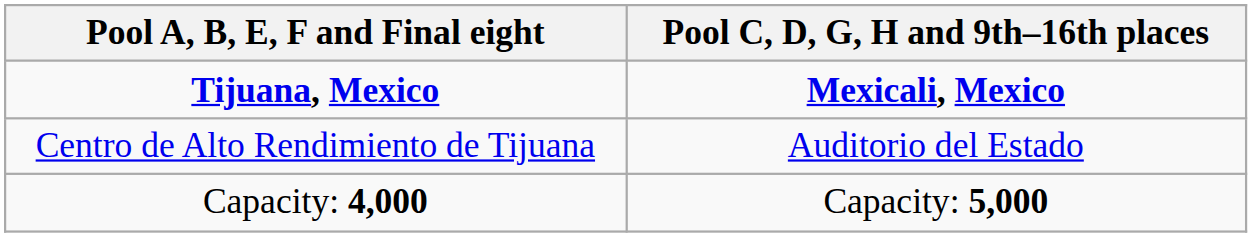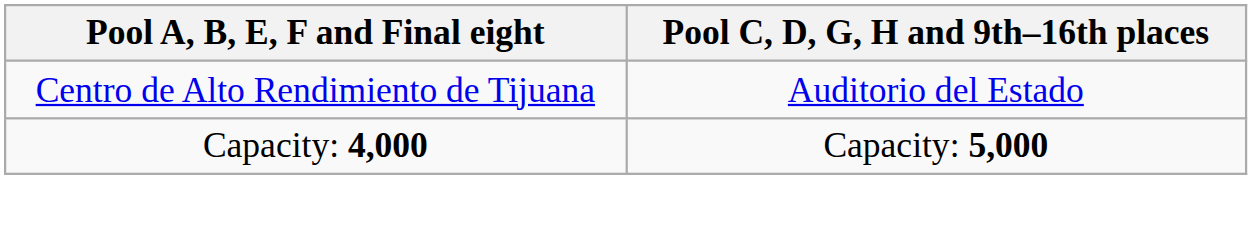- row: (315, 88)
